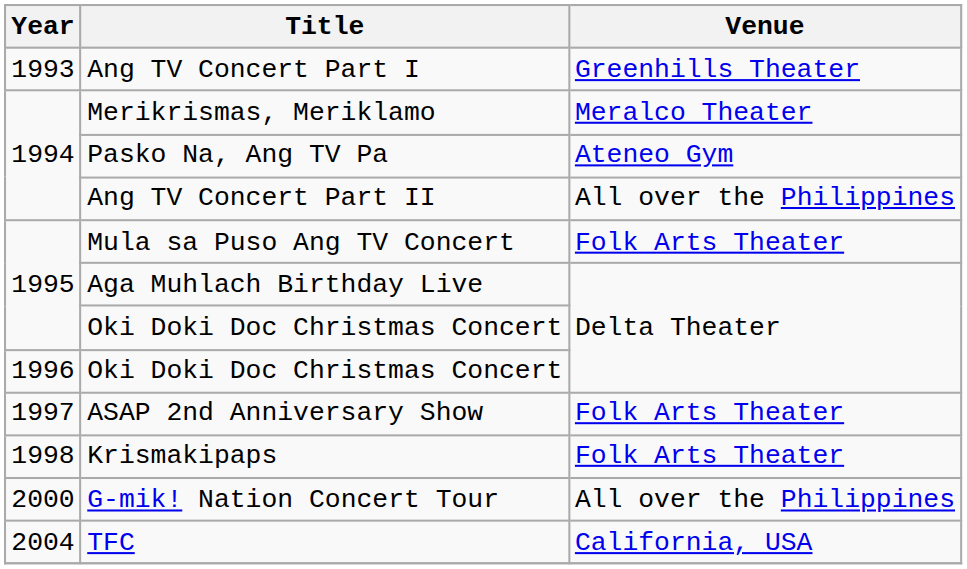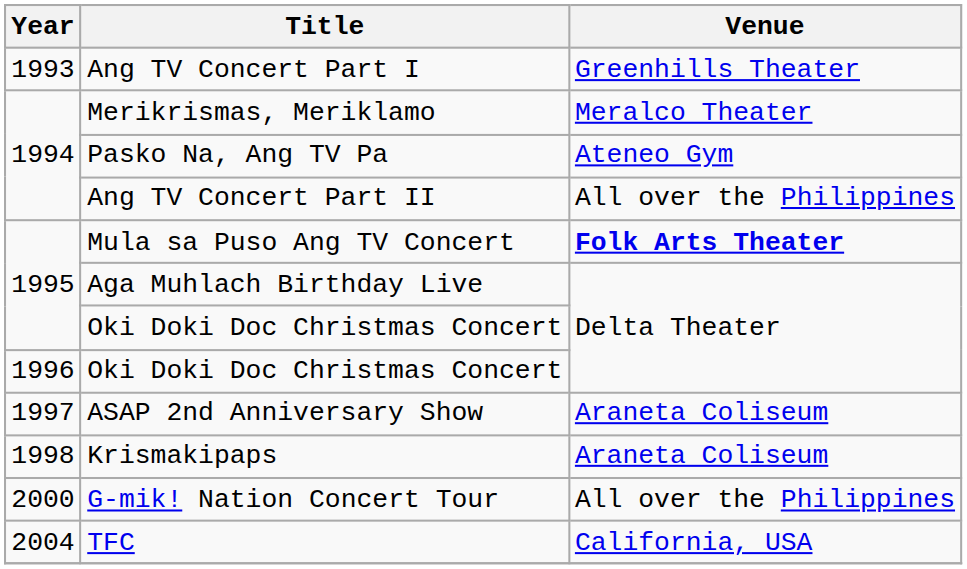(710, 242) normal -> (710, 242) bold
(710, 414) Folk Arts Theater -> (702, 414) Araneta Coliseum
(710, 457) Folk Arts Theater -> (702, 457) Araneta Coliseum
